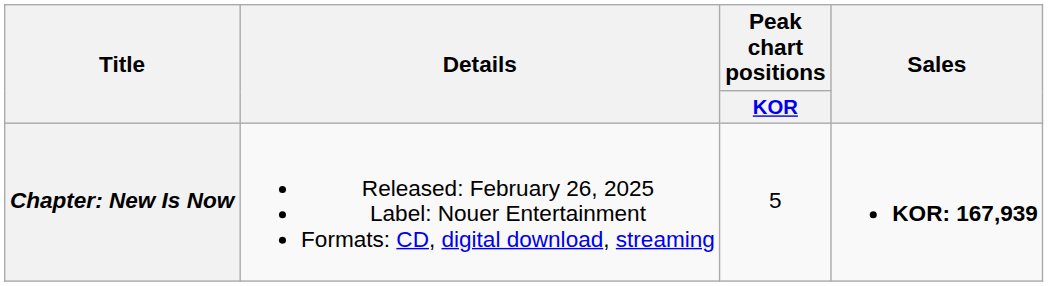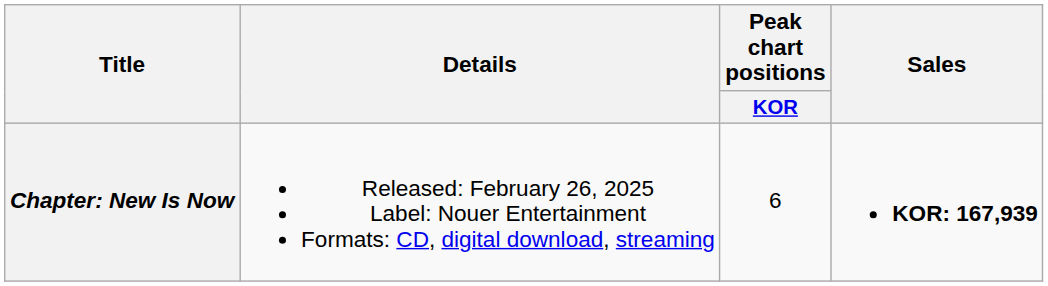(775, 201) 5 -> (775, 201) 6
